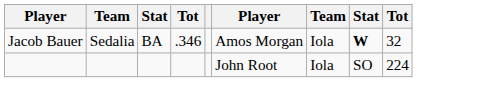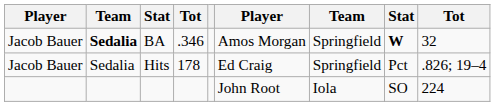(112, 40) normal -> (113, 40) bold
(322, 40) Iola -> (347, 40) Springfield
+ row: (157, 64)
